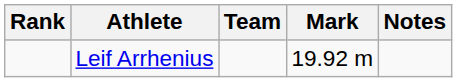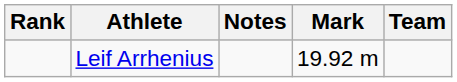columns swapped: (252, 22) <-> (415, 22)
